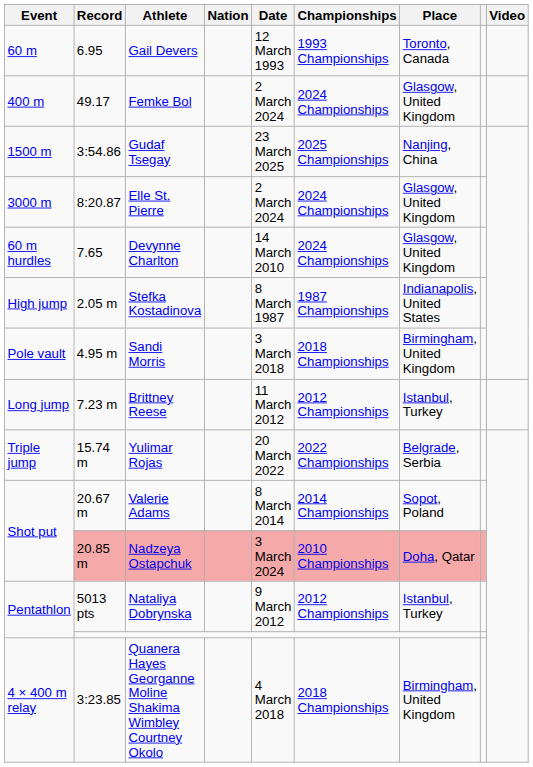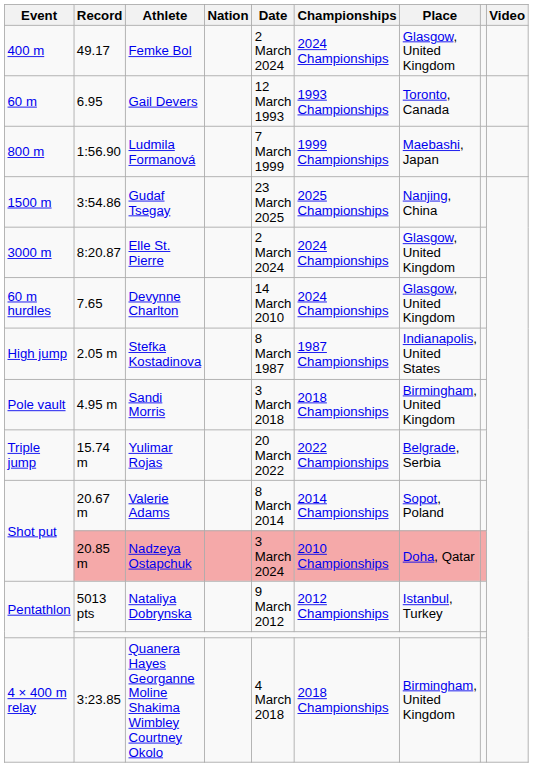rows swapped: (163, 51) <-> (160, 101)
+ row: (162, 152)
- row: (151, 404)
